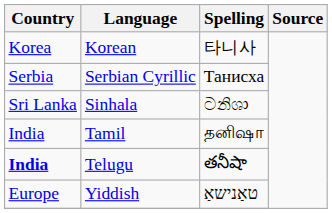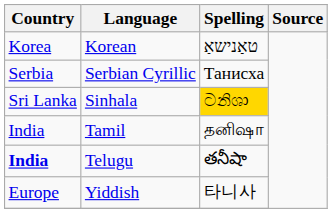(230, 47) 타니사 -> (231, 45) טאַנישאַ
(226, 104) no background -> (226, 101) gold background
(231, 194) טאַנישאַ -> (230, 191) 타니사
